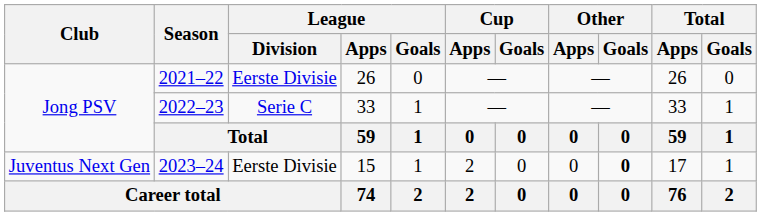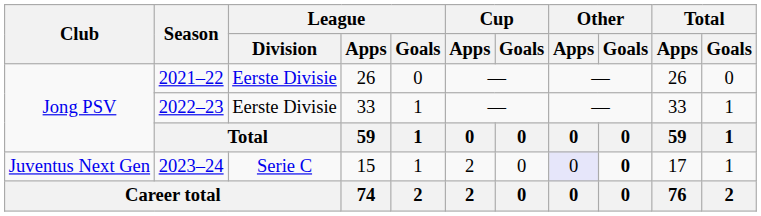(284, 107) Serie C -> (284, 107) Eerste Divisie
(284, 166) Eerste Divisie -> (284, 166) Serie C
(574, 166) no background -> (574, 166) lavender background
